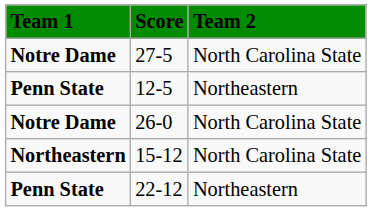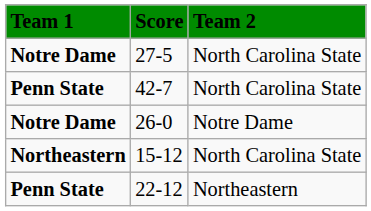- row: (154, 88)
+ row: (154, 88)
(277, 122) North Carolina State -> (243, 122) Notre Dame
